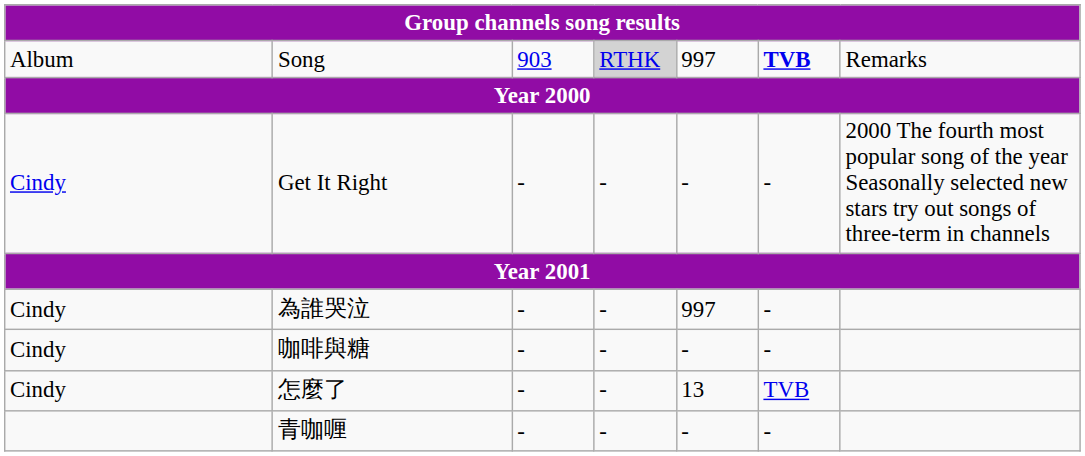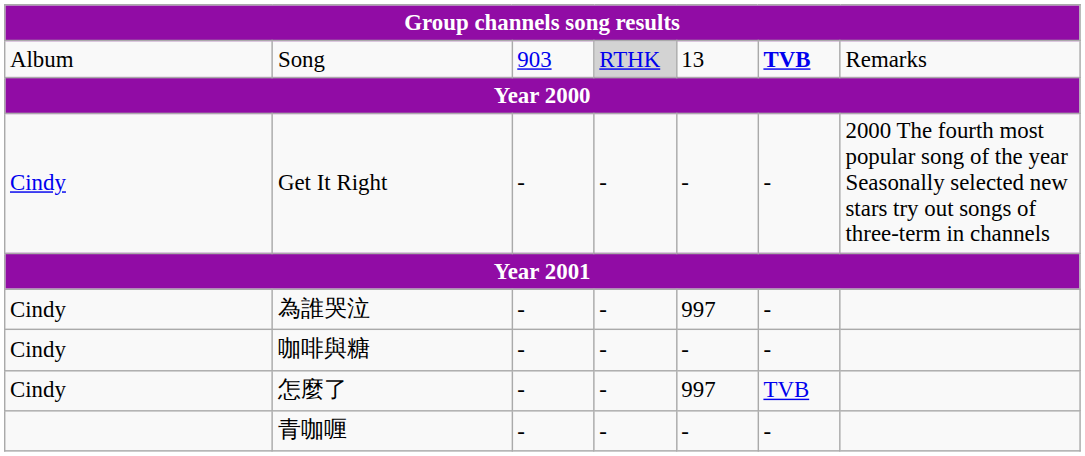(699, 58) 997 -> (693, 58) 13
(693, 390) 13 -> (699, 390) 997
